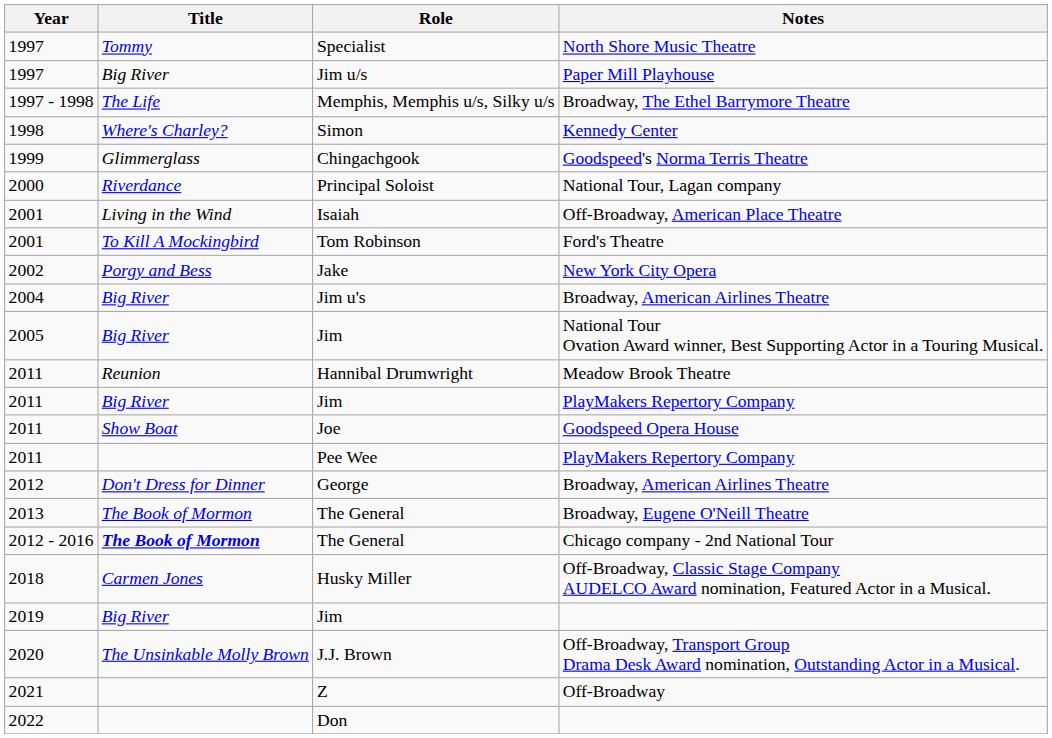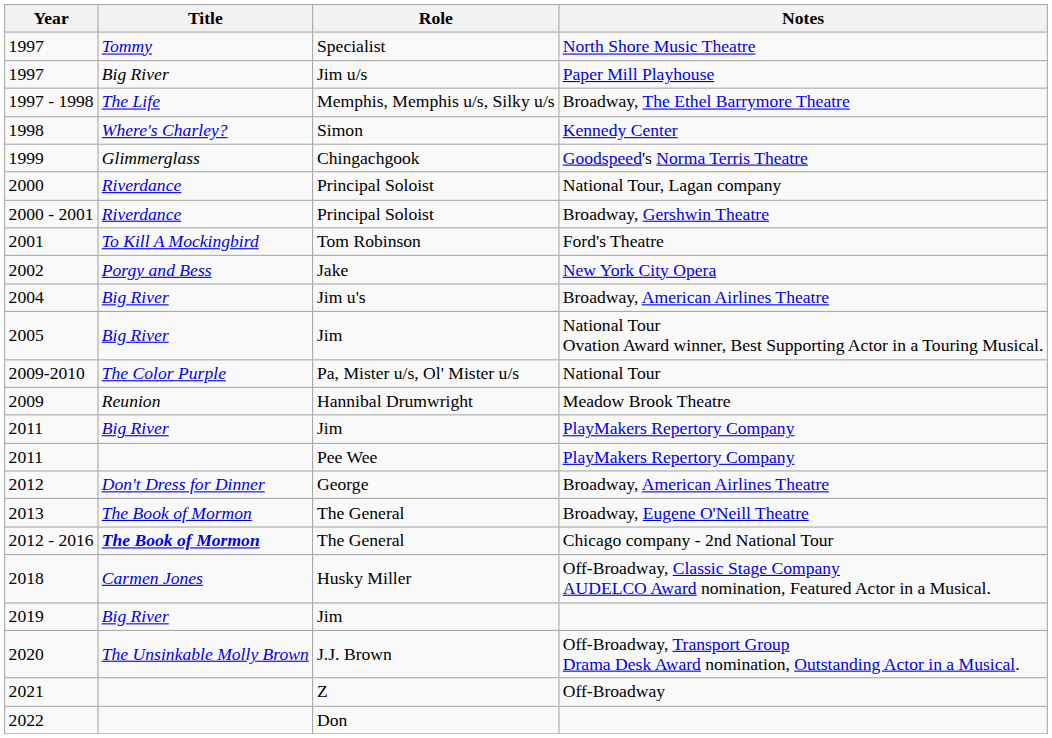+ row: (375, 213)
- row: (338, 213)
+ row: (418, 373)
(26, 373) 2011 -> (26, 401) 2009
- row: (329, 429)
